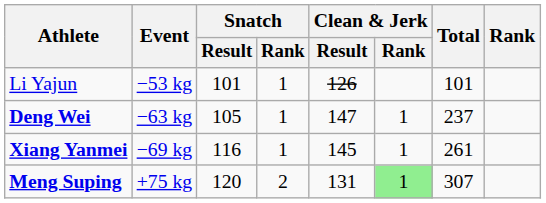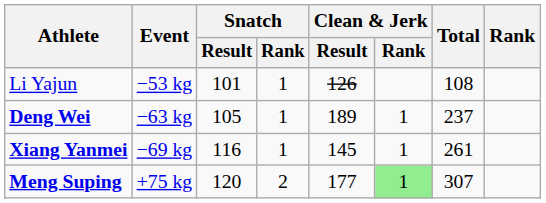(458, 84) 101 -> (458, 84) 108
(342, 117) 147 -> (342, 117) 189
(342, 182) 131 -> (342, 182) 177
